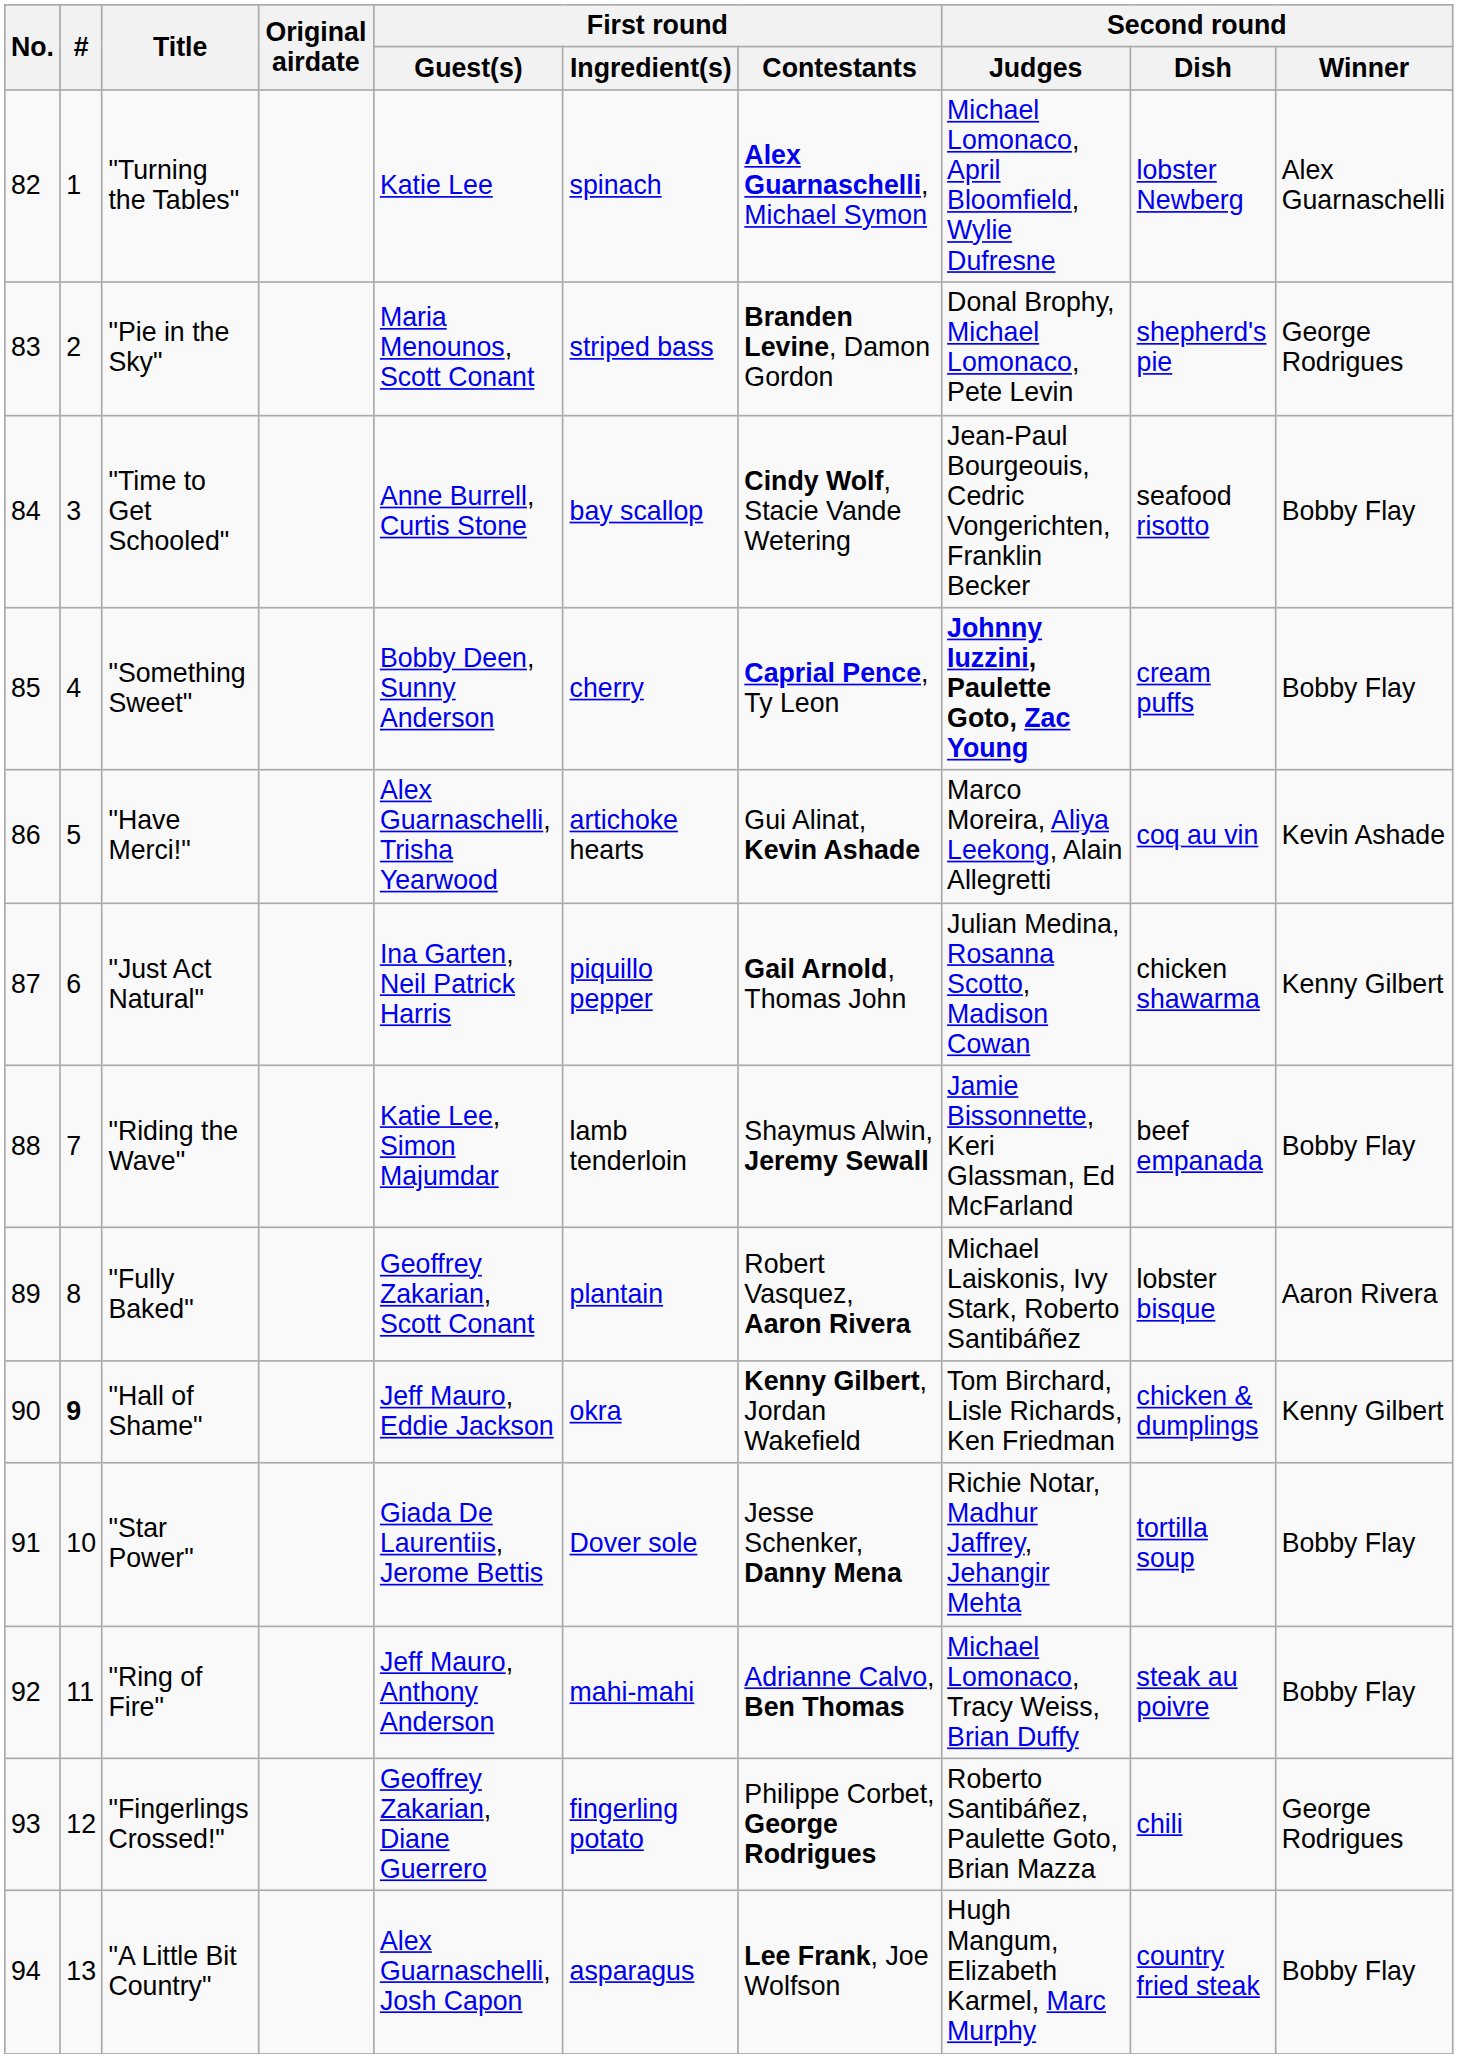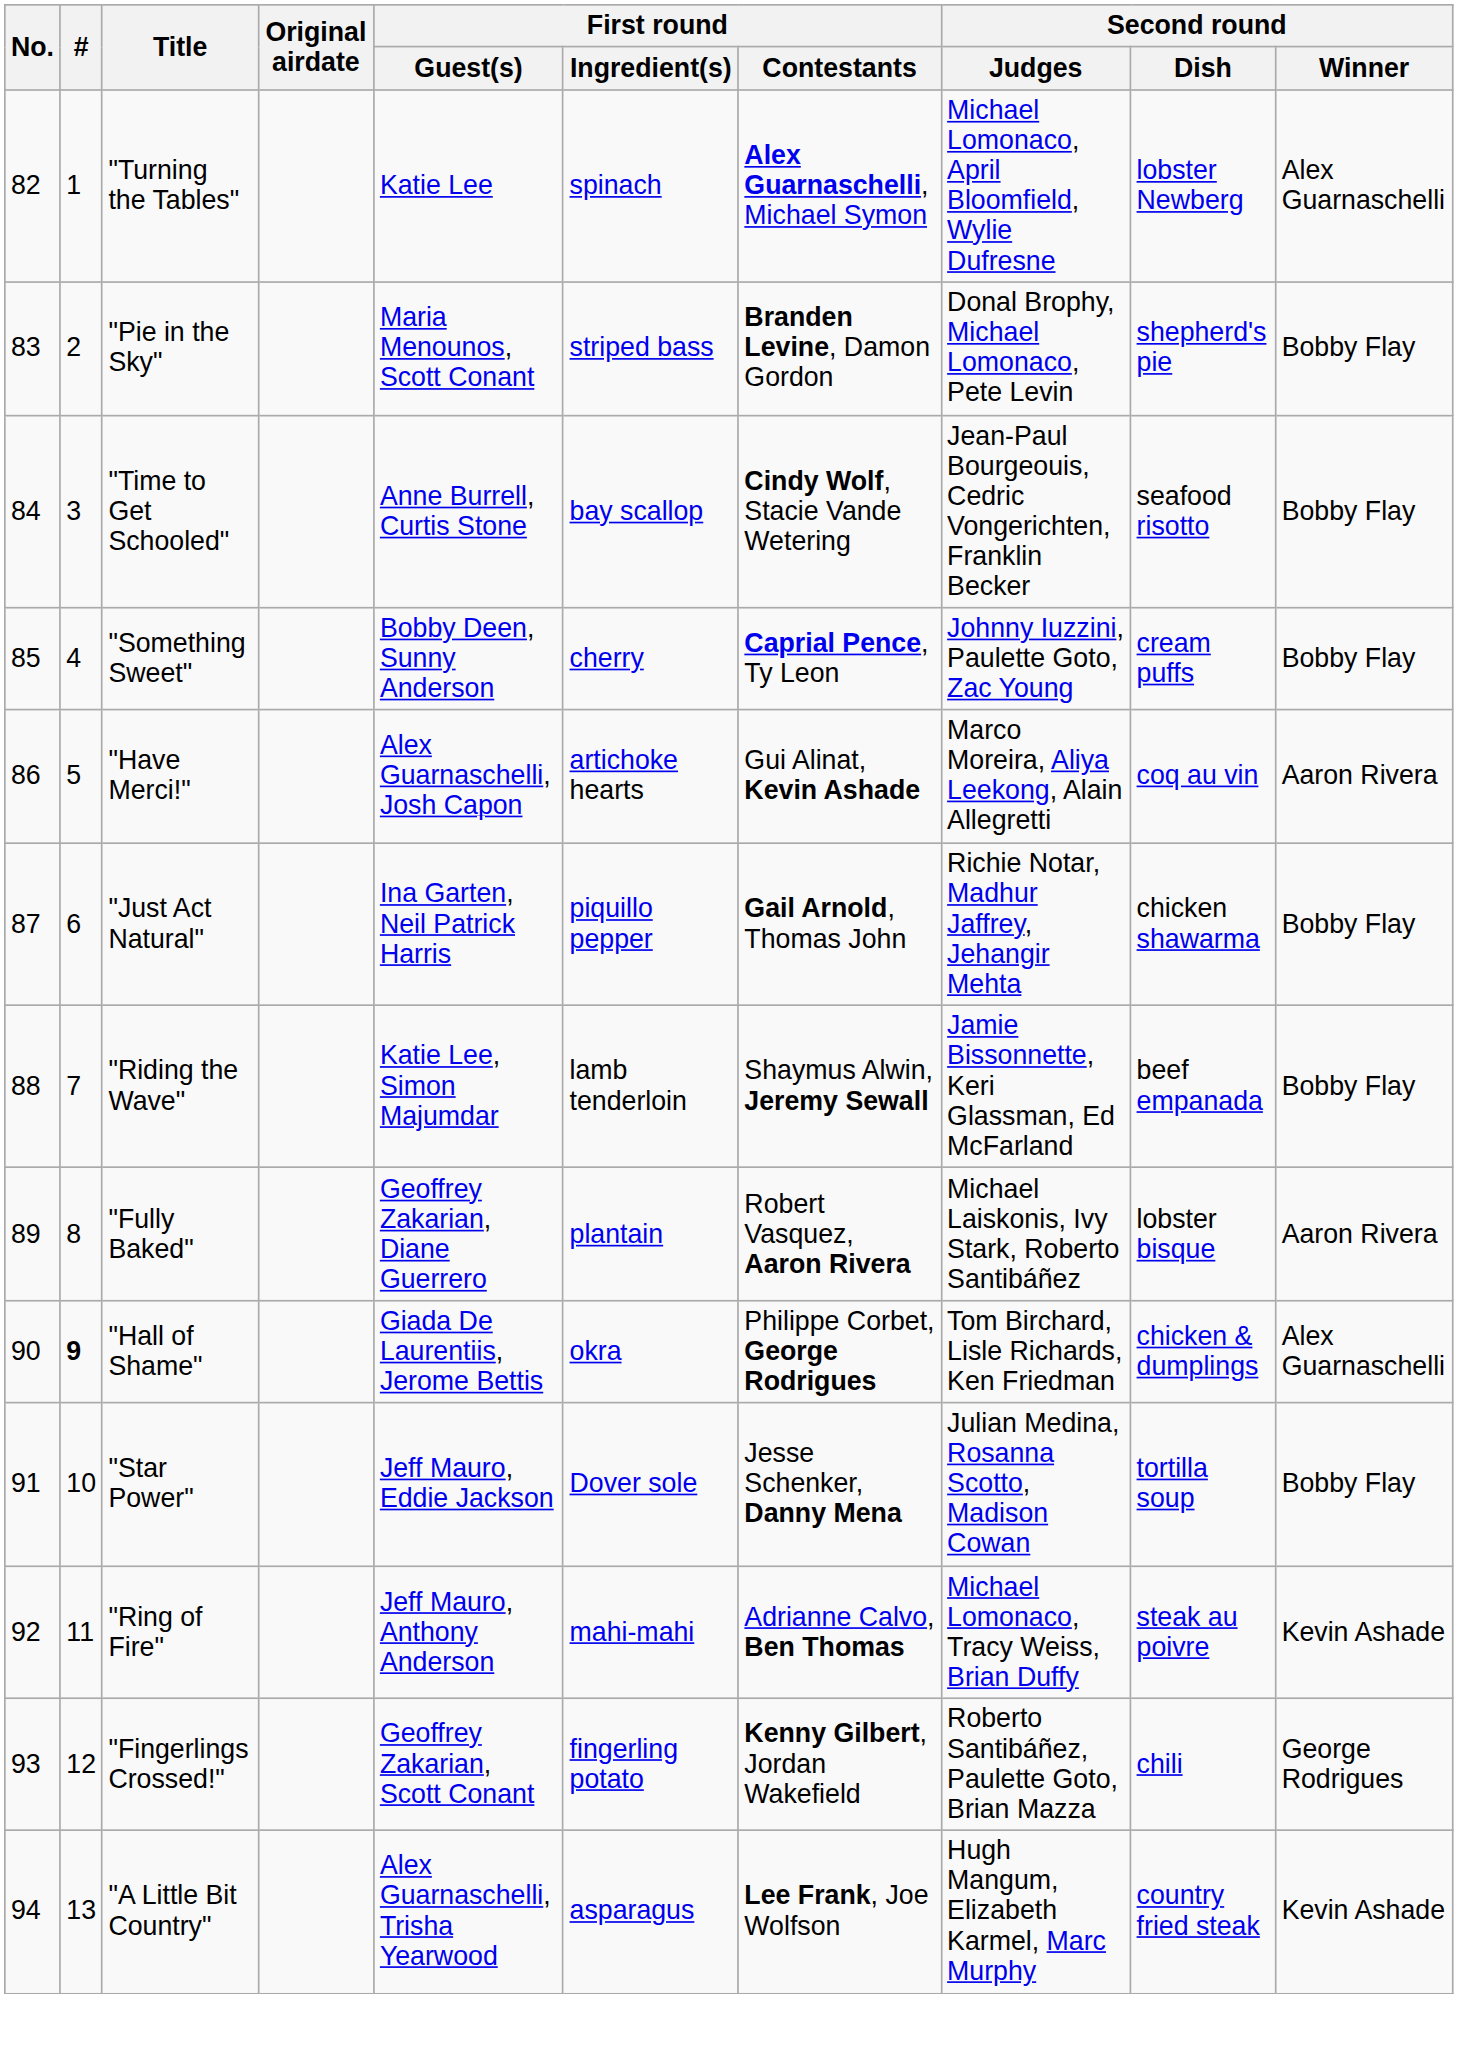(1343, 348) George Rodrigues -> (1348, 348) Bobby Flay
(1009, 688) bold -> (1035, 658) normal
(465, 836) Alex Guarnaschelli, Trisha Yearwood -> (465, 775) Alex Guarnaschelli, Josh Capon
(1363, 836) Kevin Ashade -> (1360, 775) Aaron Rivera
(1033, 983) Julian Medina, Rosanna Scotto, Madison Cowan -> (1024, 923) Richie Notar, Madhur Jaffrey, Jehangir Mehta
(1363, 983) Kenny Gilbert -> (1348, 923) Bobby Flay
(457, 1293) Geoffrey Zakarian, Scott Conant -> (436, 1233) Geoffrey Zakarian, Diane Guerrero
(467, 1411) Jeff Mauro, Eddie Jackson -> (462, 1351) Giada De Laurentiis, Jerome Bettis
(836, 1411) Kenny Gilbert, Jordan Wakefield -> (839, 1351) Philippe Corbet, George Rodrigues
(1363, 1411) Kenny Gilbert -> (1363, 1351) Alex Guarnaschelli
(462, 1543) Giada De Laurentiis, Jerome Bettis -> (467, 1483) Jeff Mauro, Eddie Jackson
(1024, 1543) Richie Notar, Madhur Jaffrey, Jehangir Mehta -> (1033, 1483) Julian Medina, Rosanna Scotto, Madison Cowan
(1348, 1691) Bobby Flay -> (1363, 1631) Kevin Ashade
(436, 1824) Geoffrey Zakarian, Diane Guerrero -> (457, 1763) Geoffrey Zakarian, Scott Conant
(839, 1824) Philippe Corbet, George Rodrigues -> (836, 1763) Kenny Gilbert, Jordan Wakefield
(465, 1971) Alex Guarnaschelli, Josh Capon -> (465, 1911) Alex Guarnaschelli, Trisha Yearwood
(1348, 1971) Bobby Flay -> (1363, 1911) Kevin Ashade
